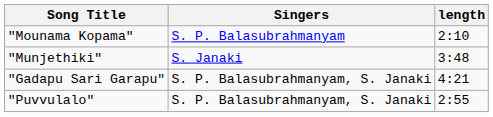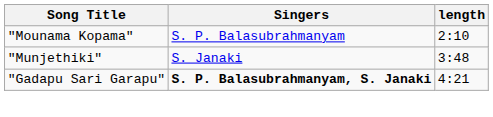(301, 79) normal -> (301, 79) bold
- row: (51, 101)
